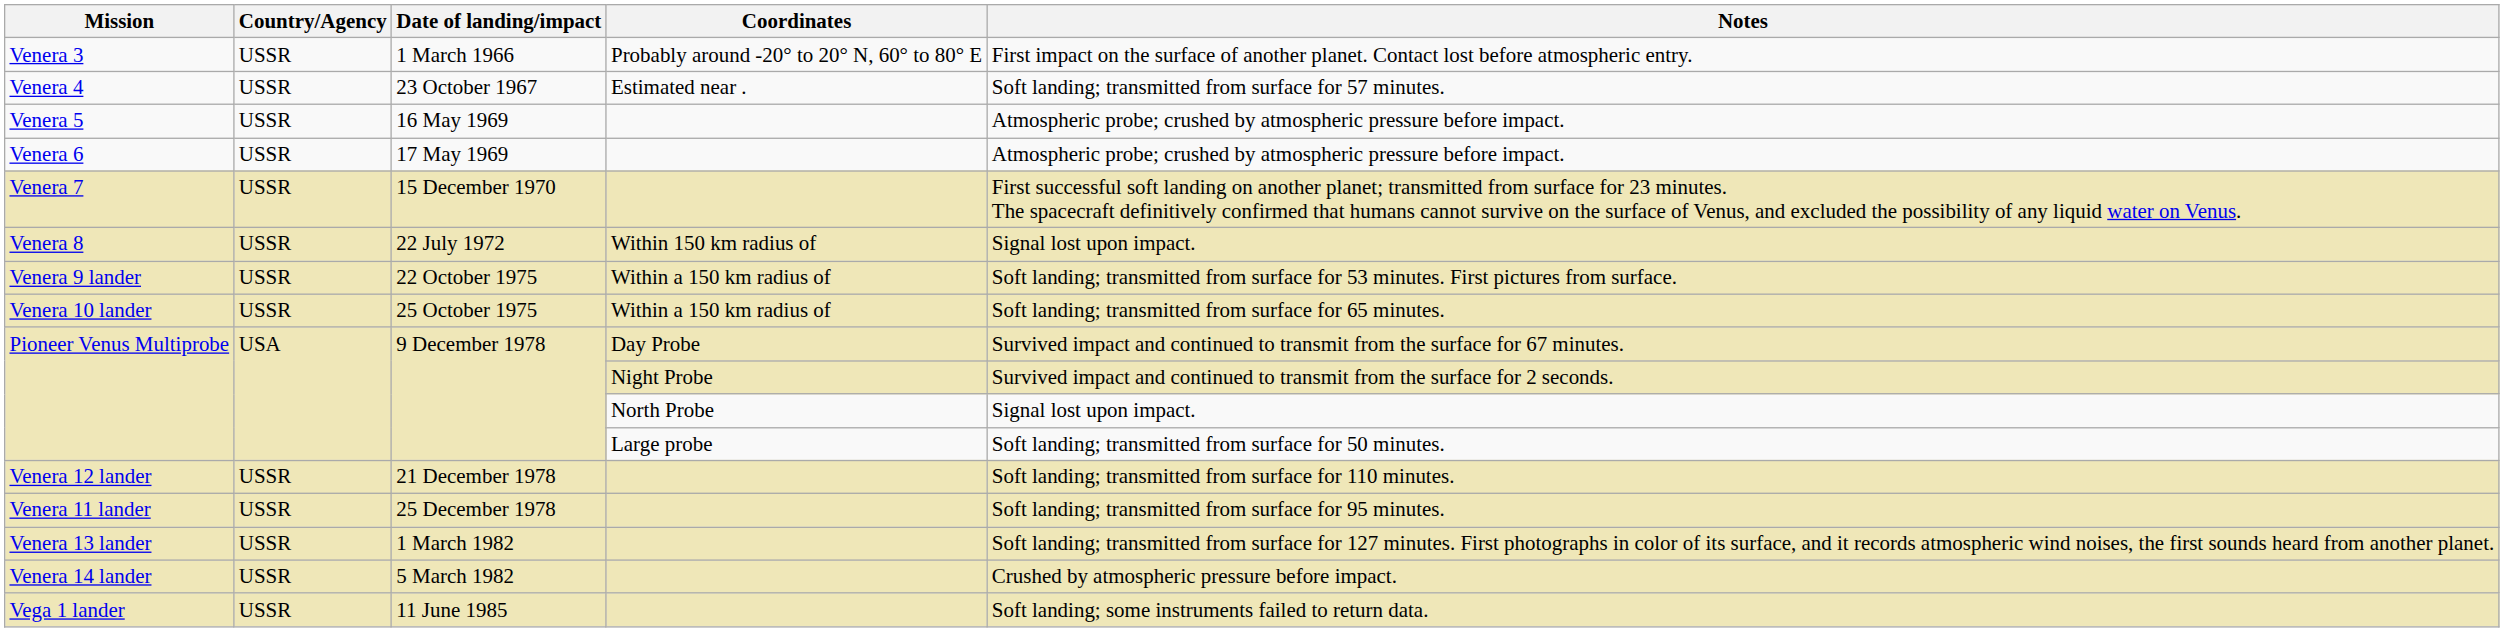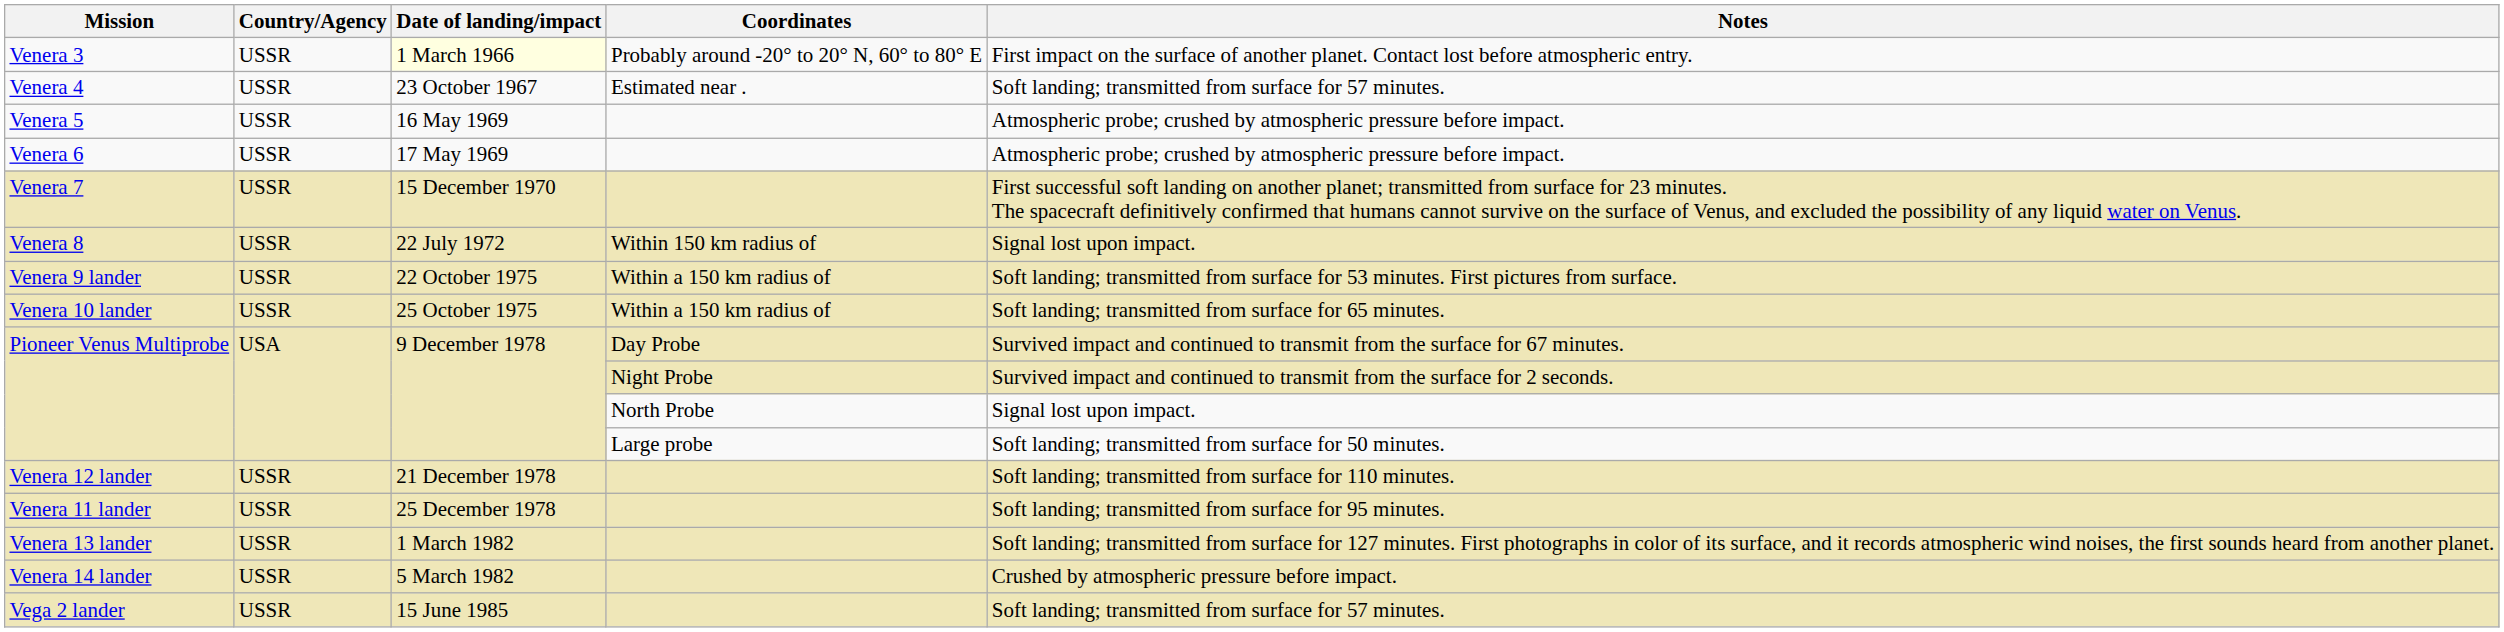(455, 54) no background -> (455, 54) lightyellow background
- row: (67, 609)
+ row: (67, 609)
